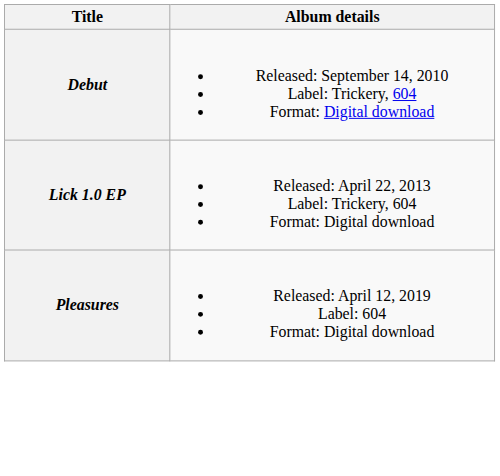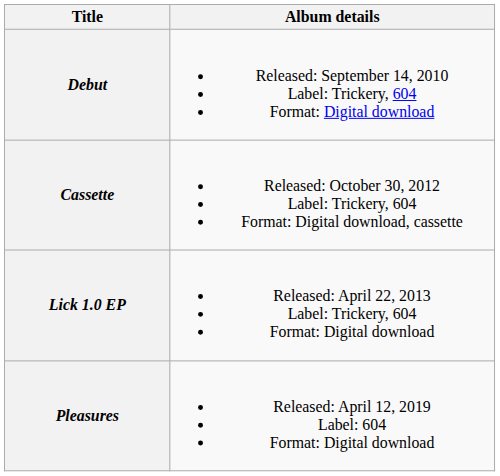+ row: (87, 195)
